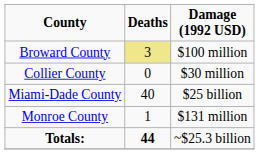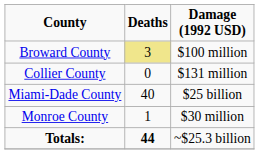(212, 73) $30 million -> (212, 73) $131 million
(212, 116) $131 million -> (212, 116) $30 million
